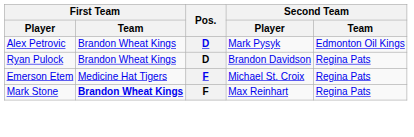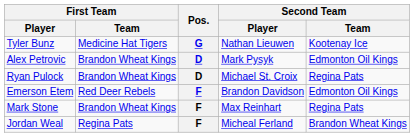+ row: (30, 44)
(270, 60) Brandon Davidson -> (259, 76) Michael St. Croix
(122, 76) Medicine Hat Tigers -> (117, 92) Red Deer Rebels
(266, 76) Michael St. Croix -> (263, 92) Brandon Davidson
(343, 76) Regina Pats -> (353, 92) Edmonton Oil Kings
(131, 92) bold -> (127, 108) normal
+ row: (35, 124)
